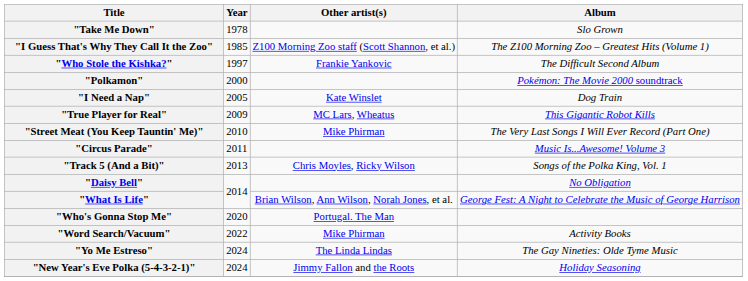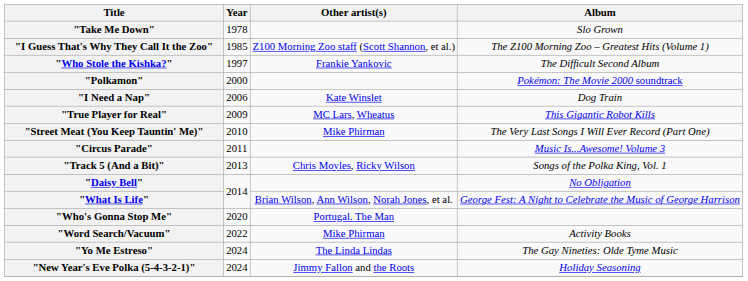(237, 98) 2005 -> (237, 98) 2006
